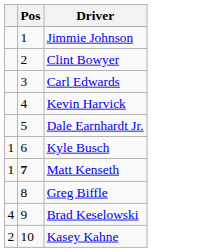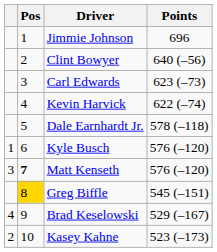+ column: (179, 15)
(11, 170) 1 -> (11, 170) 3
(24, 192) no background -> (24, 192) gold background
